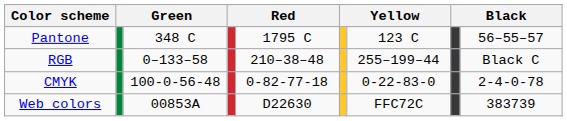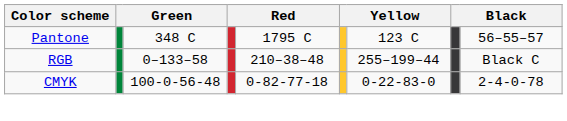- row: (60, 105)
